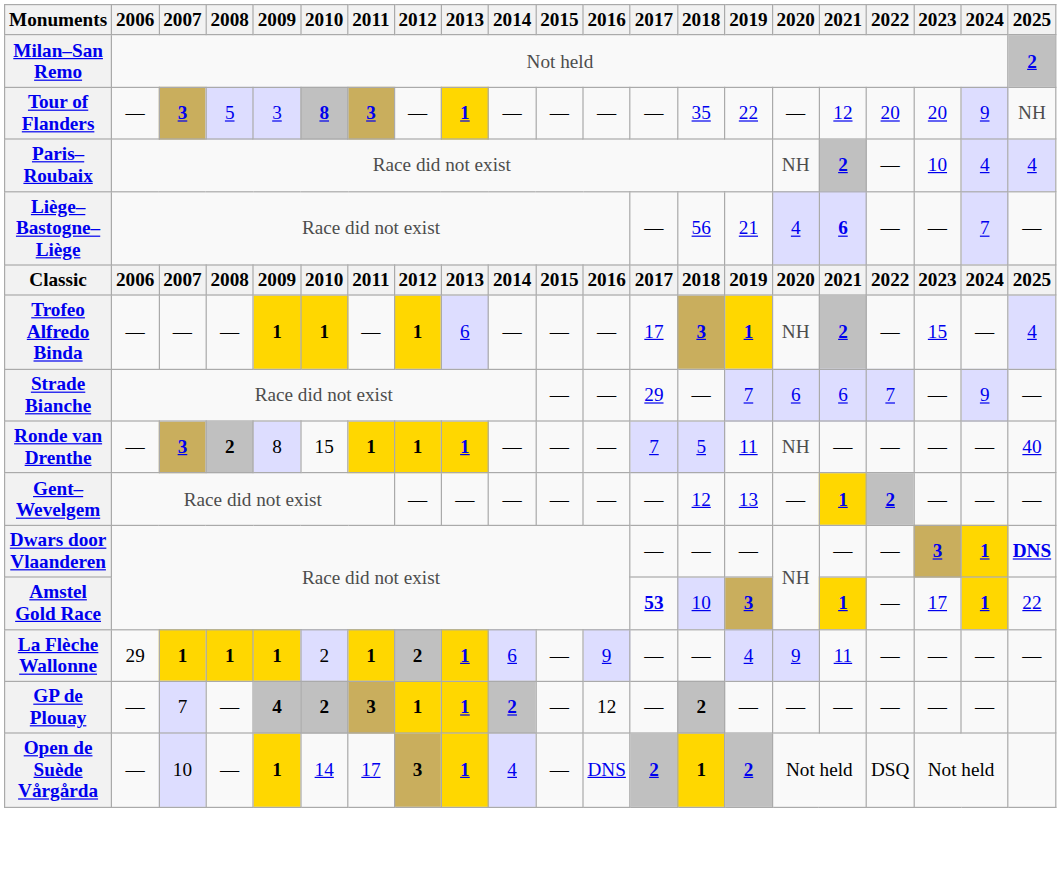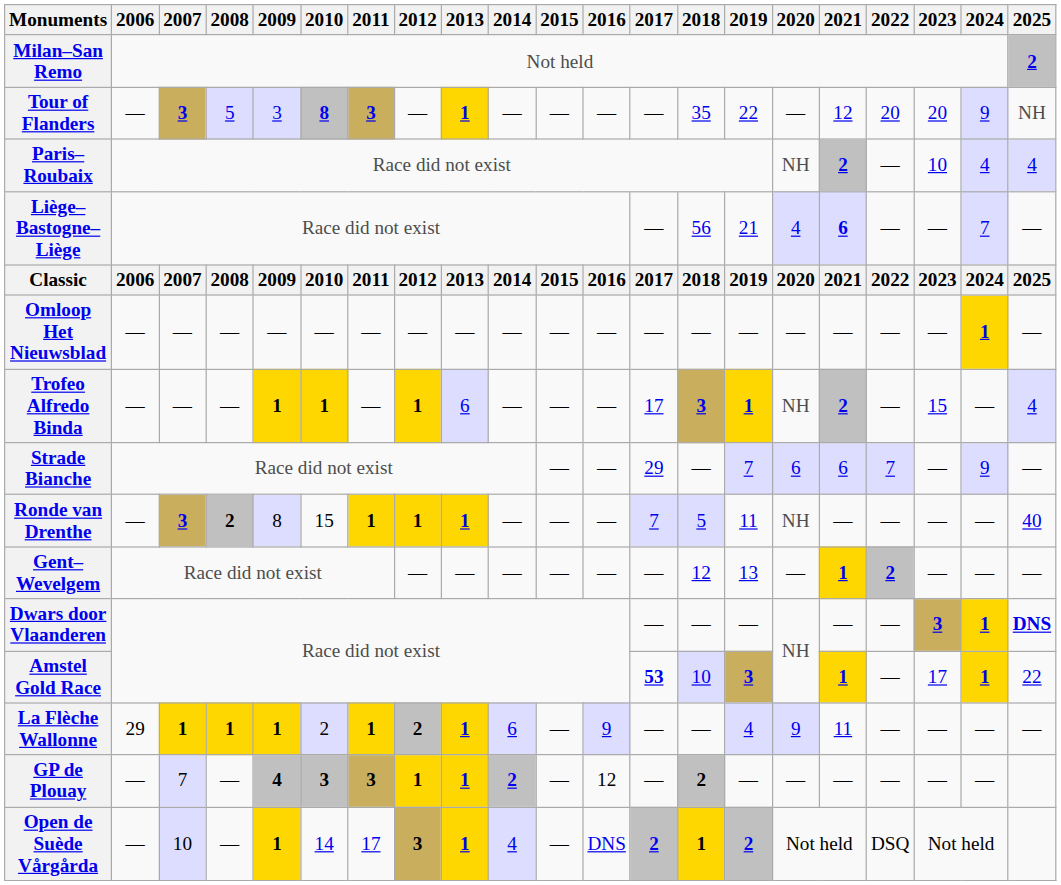+ row: (58, 332)
(324, 707) 2 -> (324, 780) 3
